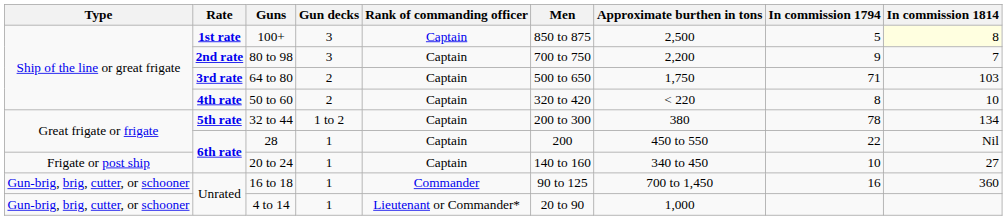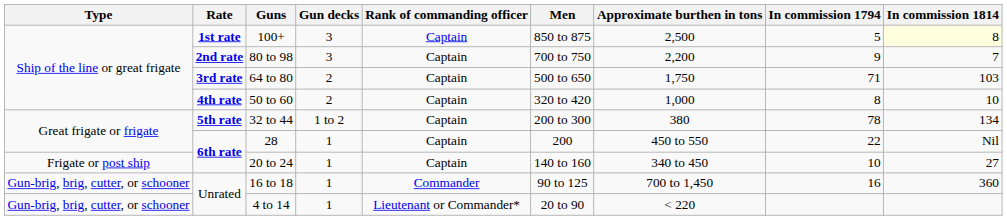(680, 99) < 220 -> (680, 99) 1,000
(680, 204) 1,000 -> (680, 204) < 220
